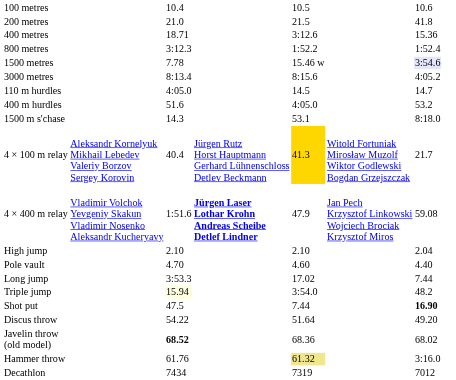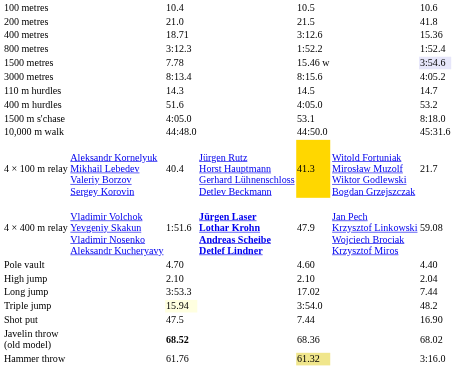(179, 90) 4:05.0 -> (175, 90) 14.3
(175, 118) 14.3 -> (179, 118) 4:05.0
+ row: (34, 132)
rows swapped: (24, 264) <-> (26, 250)
(426, 306) bold -> (431, 320) normal
- row: (31, 320)
- row: (25, 373)
